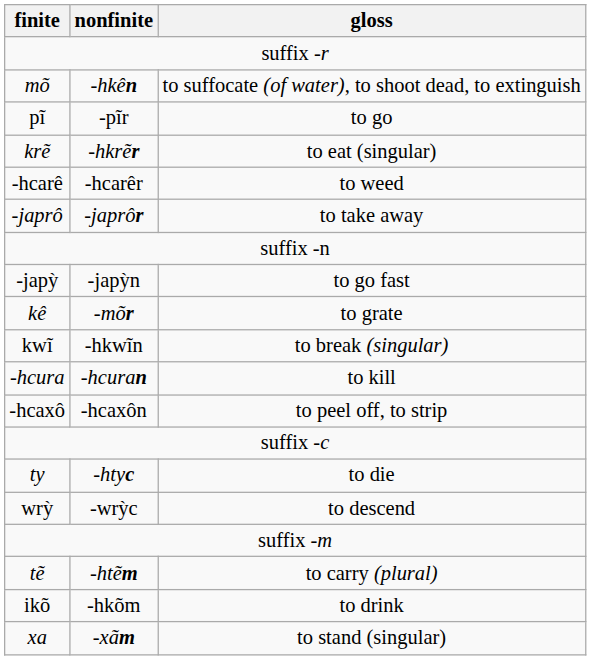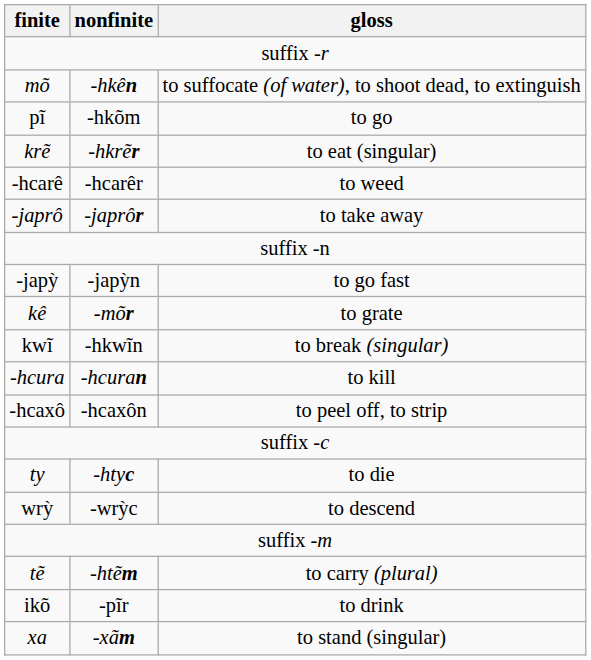(114, 118) -pĩr -> (114, 118) -hkõm
(114, 605) -hkõm -> (114, 605) -pĩr
